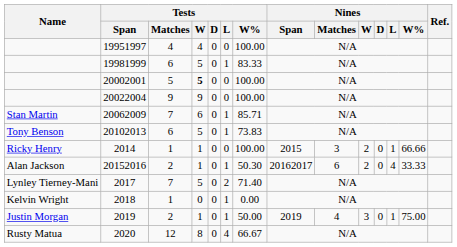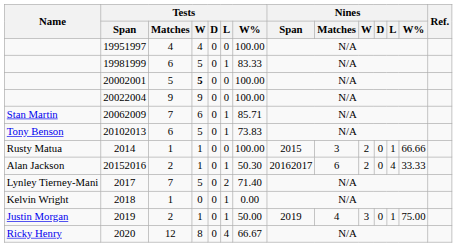(34, 149) Ricky Henry -> (34, 149) Rusty Matua
(34, 234) Rusty Matua -> (34, 234) Ricky Henry
